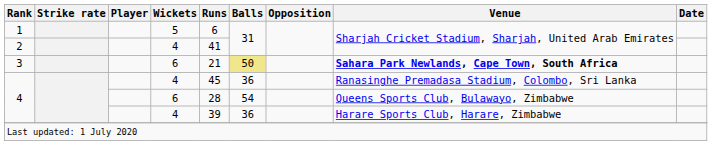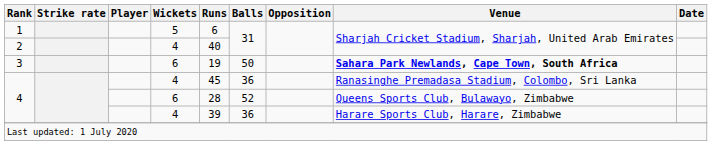(215, 47) 41 -> (215, 47) 40
(215, 64) 21 -> (215, 64) 19
(248, 64) khaki background -> (248, 64) no background
(248, 98) 54 -> (248, 98) 52
